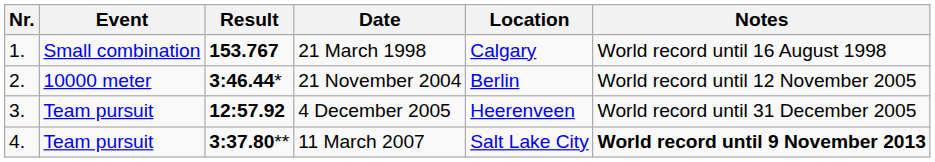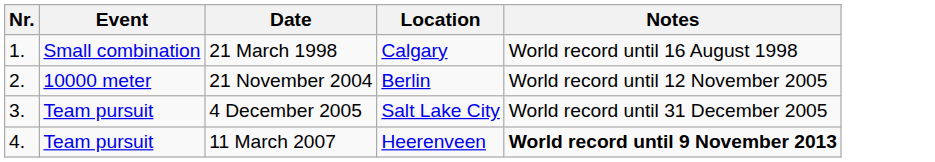- column: (249, 19)
(523, 111) Heerenveen -> (441, 111) Salt Lake City
(530, 141) Salt Lake City -> (434, 141) Heerenveen
